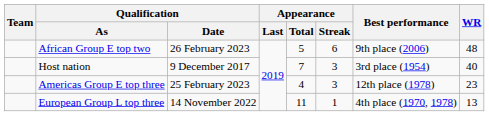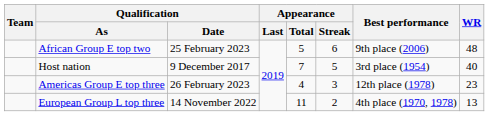(210, 48) 26 February 2023 -> (210, 48) 25 February 2023
(334, 66) 3 -> (334, 66) 5
(210, 84) 25 February 2023 -> (210, 84) 26 February 2023
(334, 102) 1 -> (334, 102) 2
